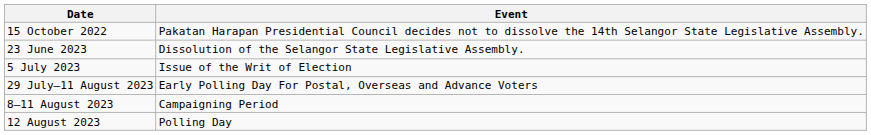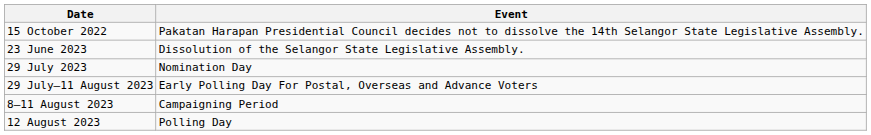- row: (44, 67)
+ row: (47, 67)
